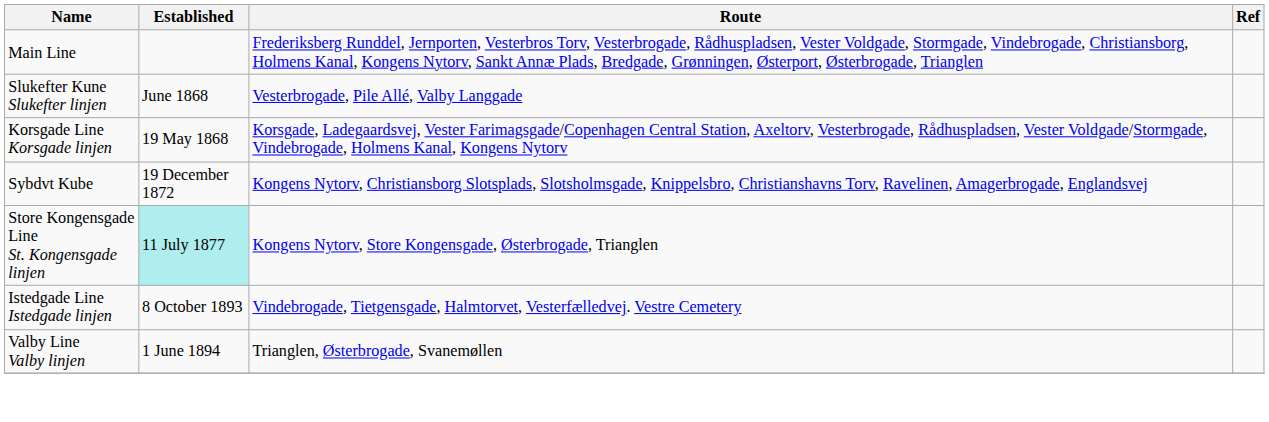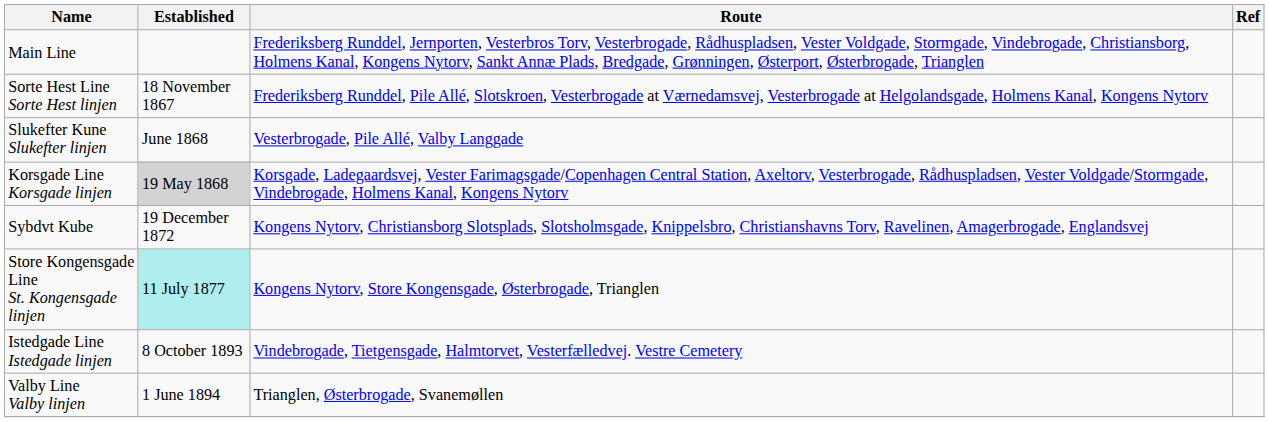+ row: (63, 95)
(185, 139) no background -> (185, 183) lightgrey background
